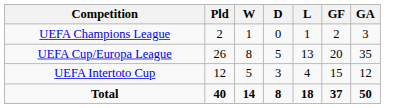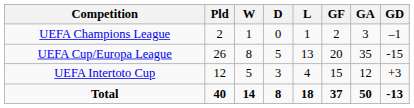+ column: (395, 14)
